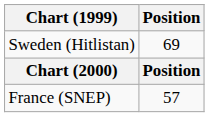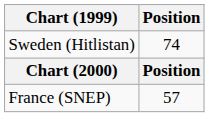(172, 44) 69 -> (172, 44) 74
